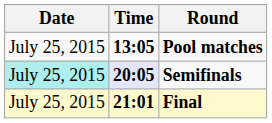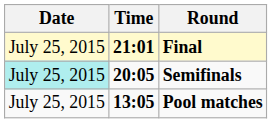rows swapped: (213, 46) <-> (182, 103)
(134, 74) lavender background -> (134, 74) no background
